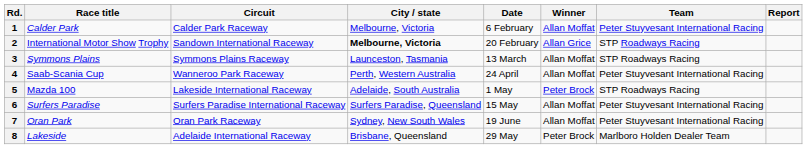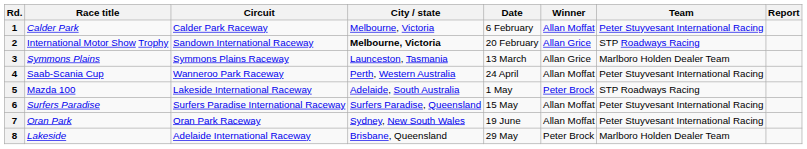(569, 59) Allan Moffat -> (567, 59) Allan Grice
(649, 59) STP Roadways Racing -> (664, 59) Marlboro Holden Dealer Team
